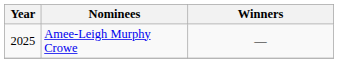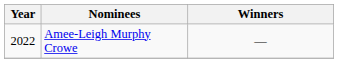(23, 41) 2025 -> (23, 41) 2022
